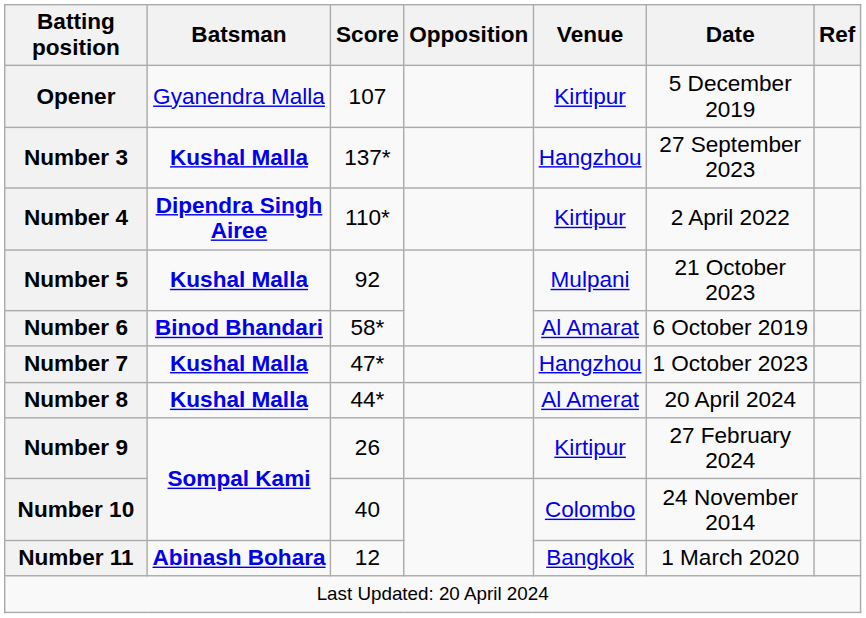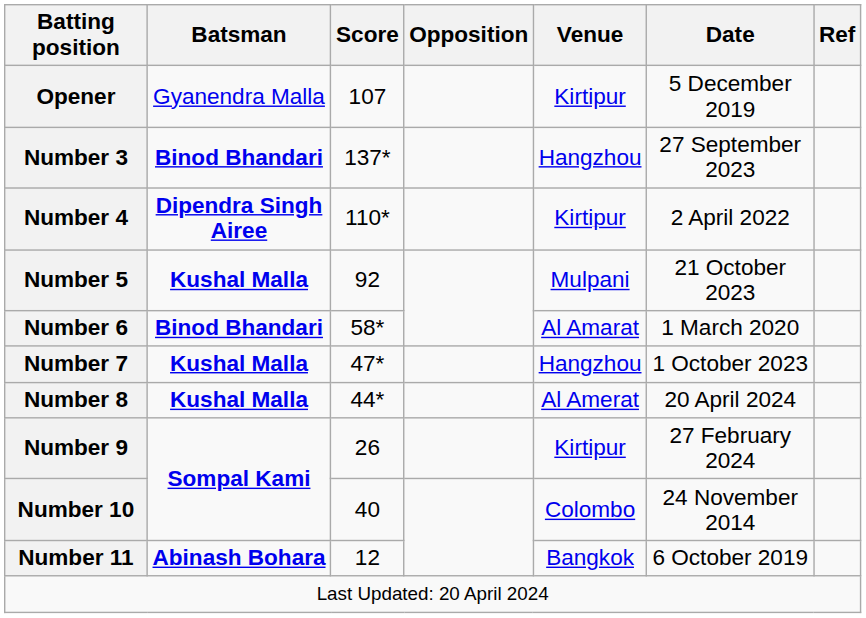(239, 157) Kushal Malla -> (239, 157) Binod Bhandari
(730, 328) 6 October 2019 -> (730, 328) 1 March 2020
(730, 557) 1 March 2020 -> (730, 557) 6 October 2019
